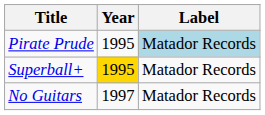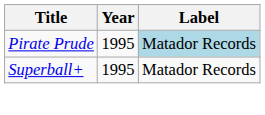(118, 69) gold background -> (118, 69) no background
- row: (45, 95)
